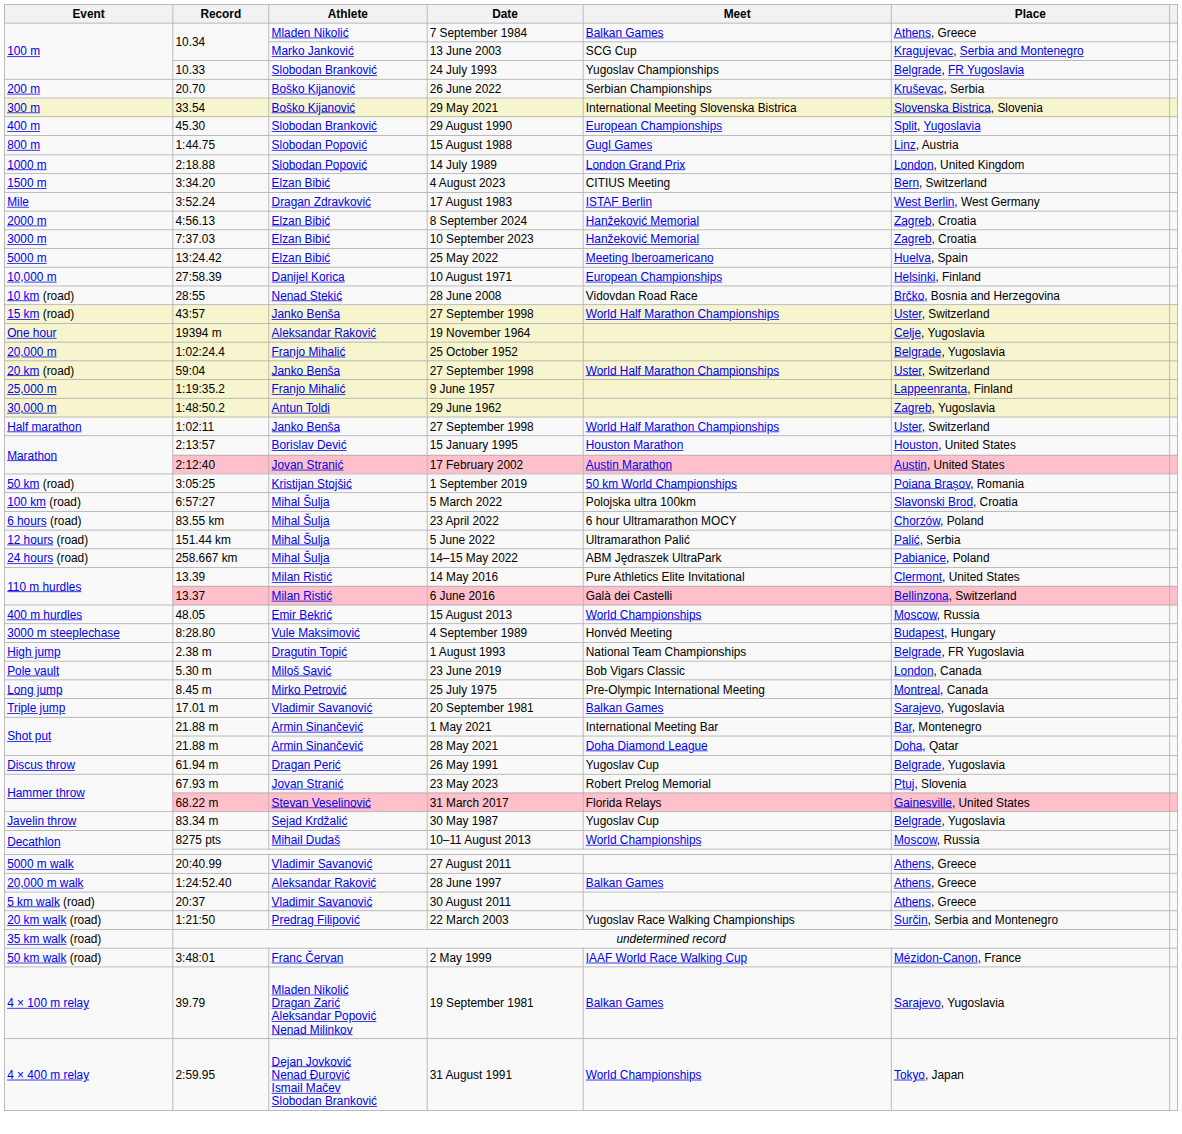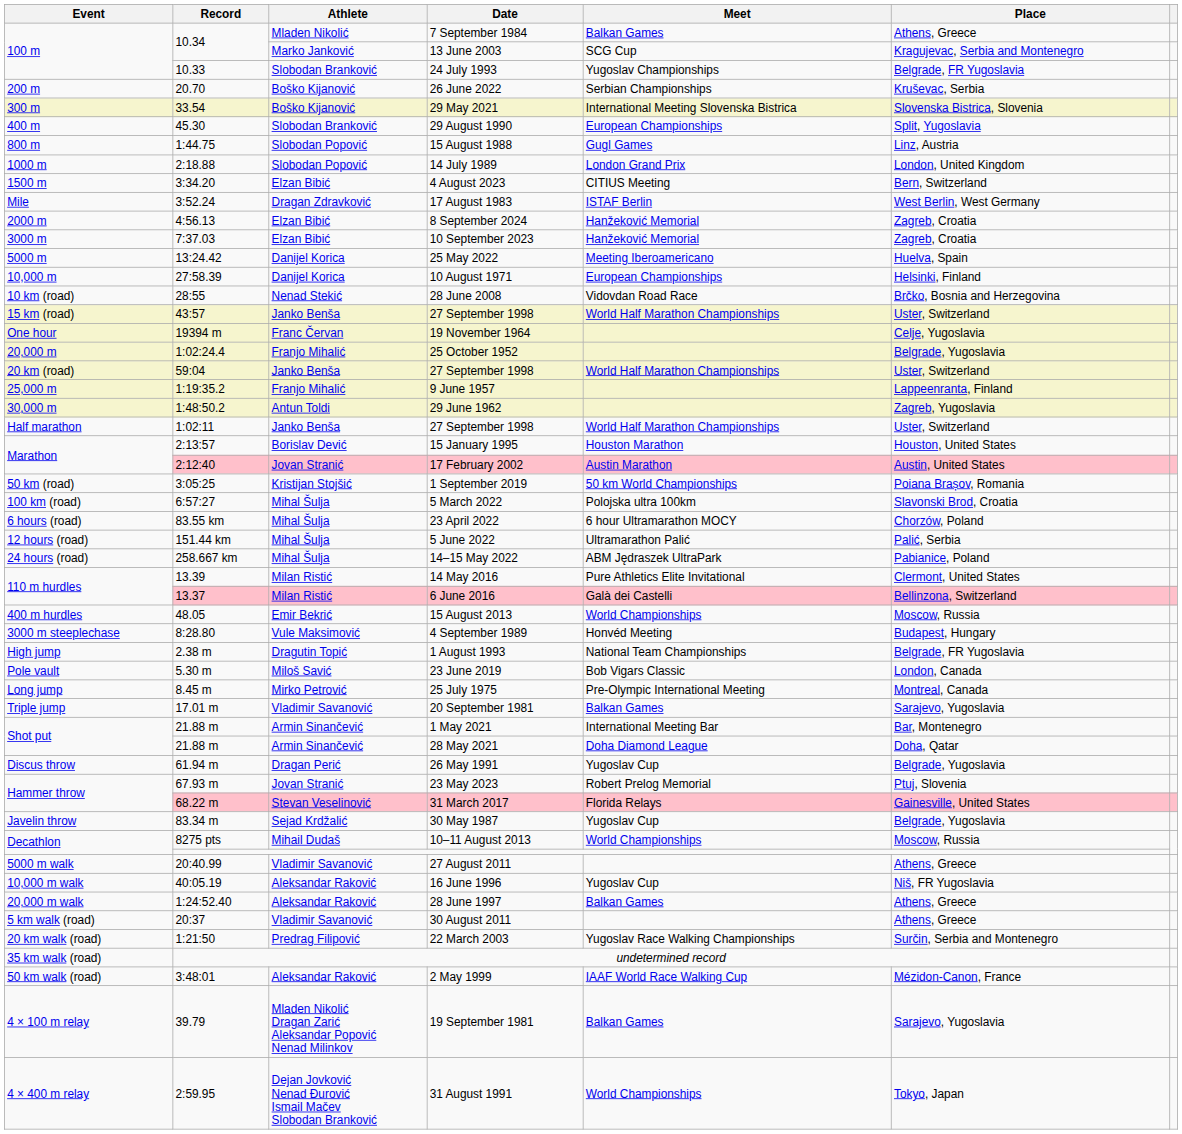(301, 258) Elzan Bibić -> (308, 258) Danijel Korica
(324, 333) Aleksandar Raković -> (307, 333) Franc Červan
+ row: (199, 883)
(307, 958) Franc Červan -> (324, 977) Aleksandar Raković
